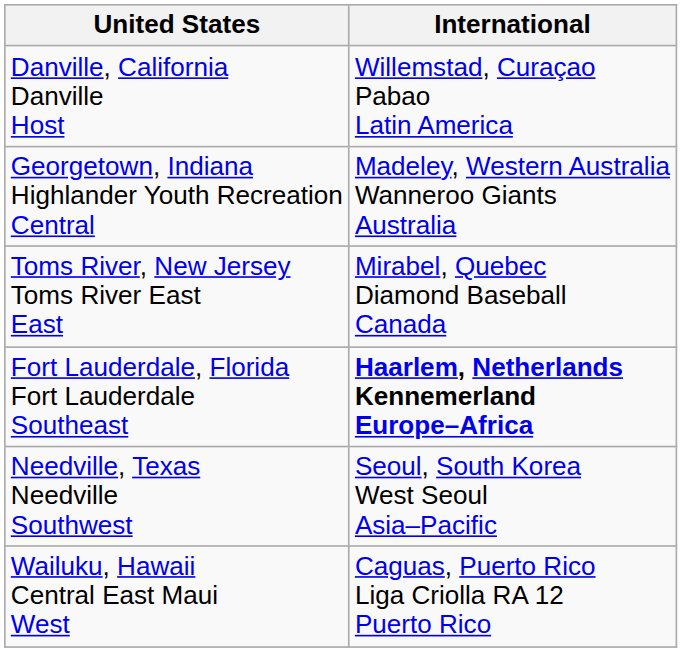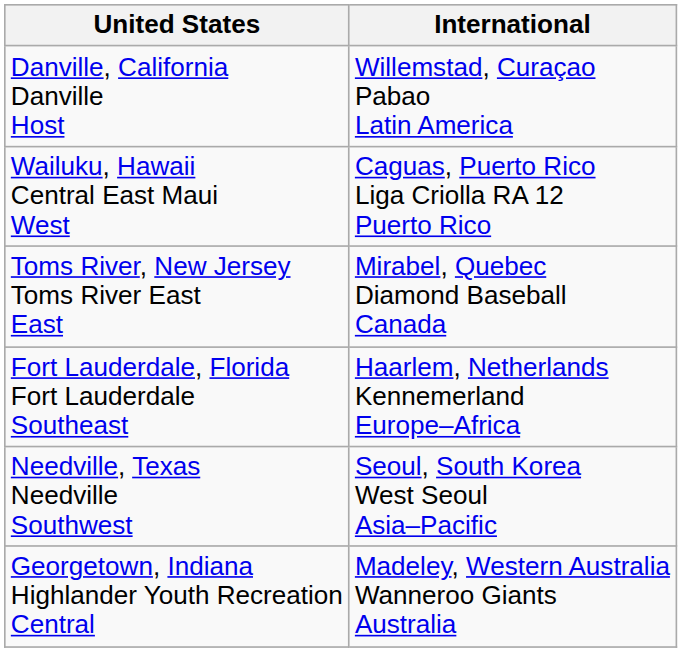rows swapped: (177, 195) <-> (114, 596)
(489, 396) bold -> (482, 396) normal
